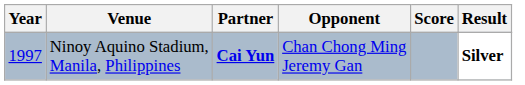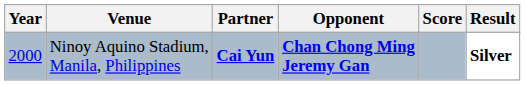(25, 56) 1997 -> (25, 56) 2000
(344, 56) normal -> (348, 56) bold
